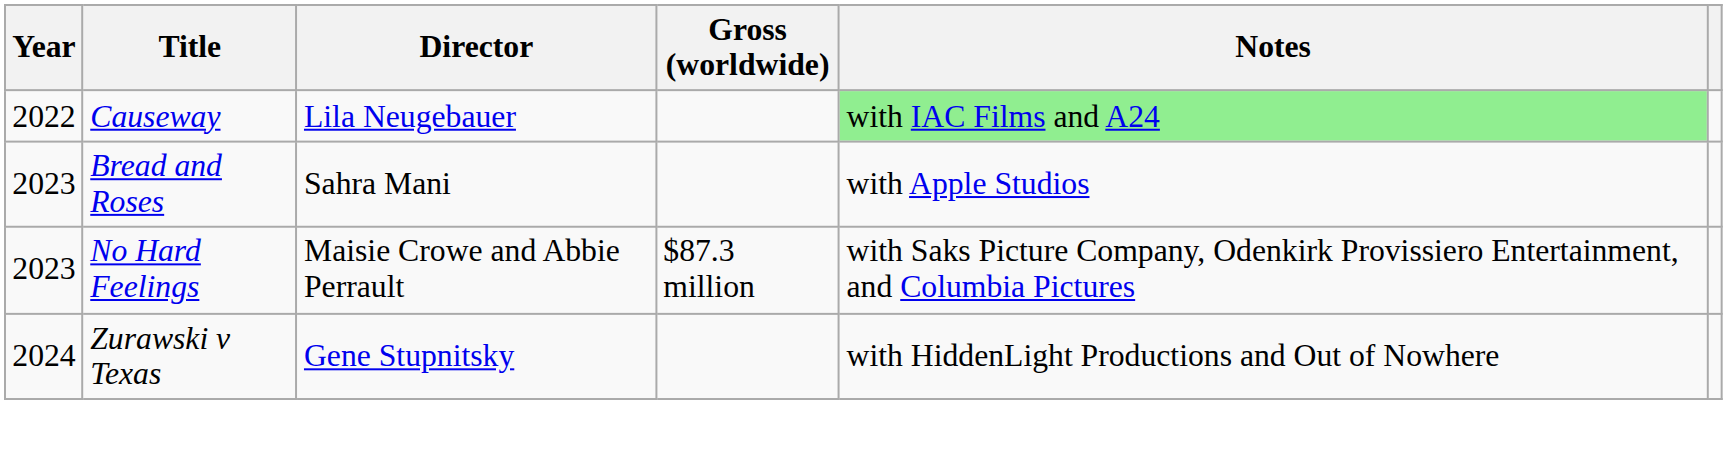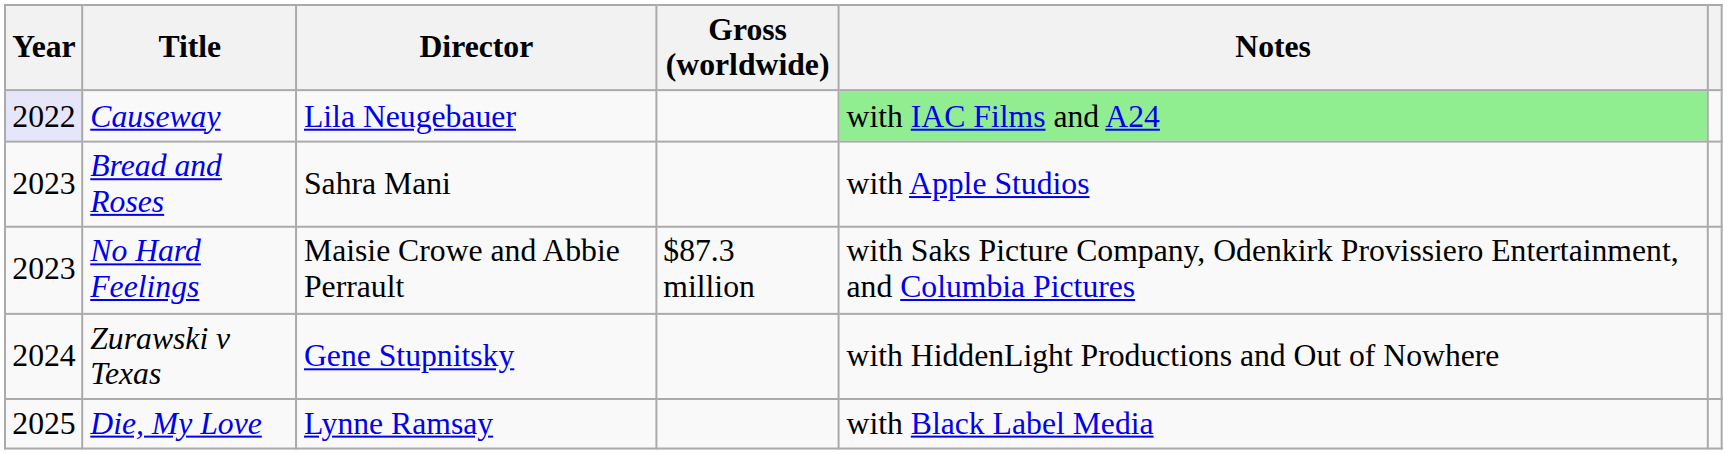(44, 115) no background -> (44, 115) lavender background
+ row: (176, 423)
